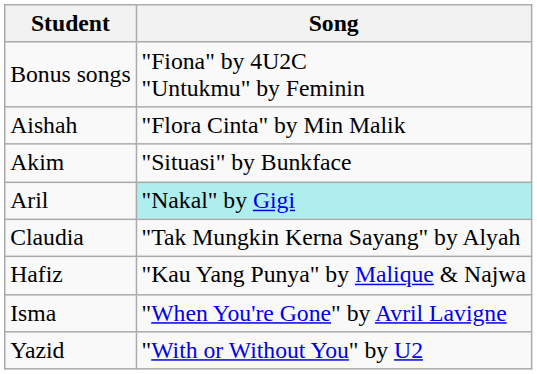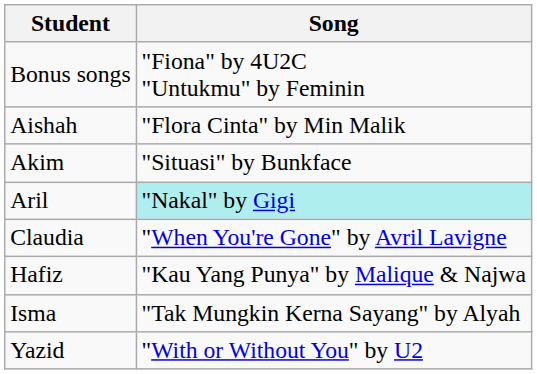(331, 237) "Tak Mungkin Kerna Sayang" by Alyah -> (324, 237) "When You're Gone" by Avril Lavigne
(324, 312) "When You're Gone" by Avril Lavigne -> (331, 312) "Tak Mungkin Kerna Sayang" by Alyah
